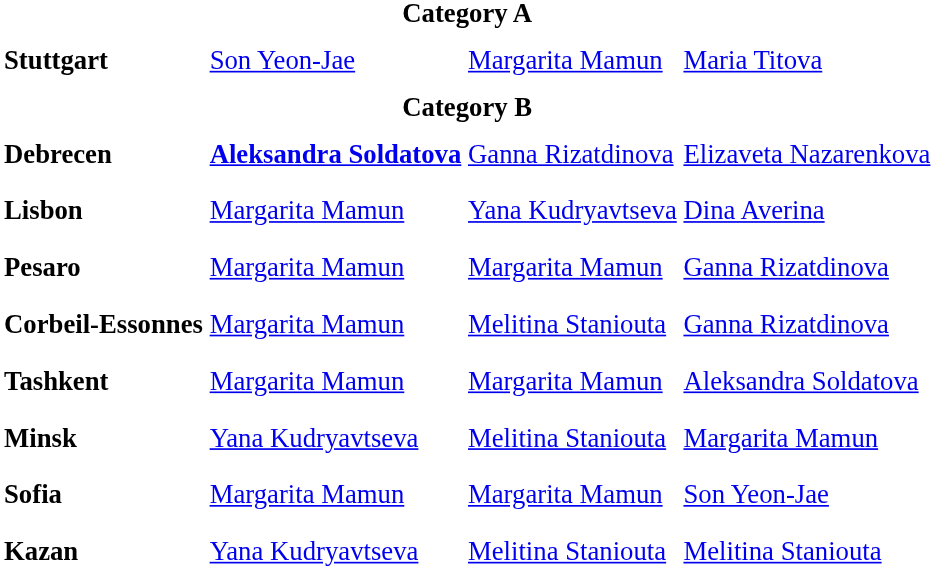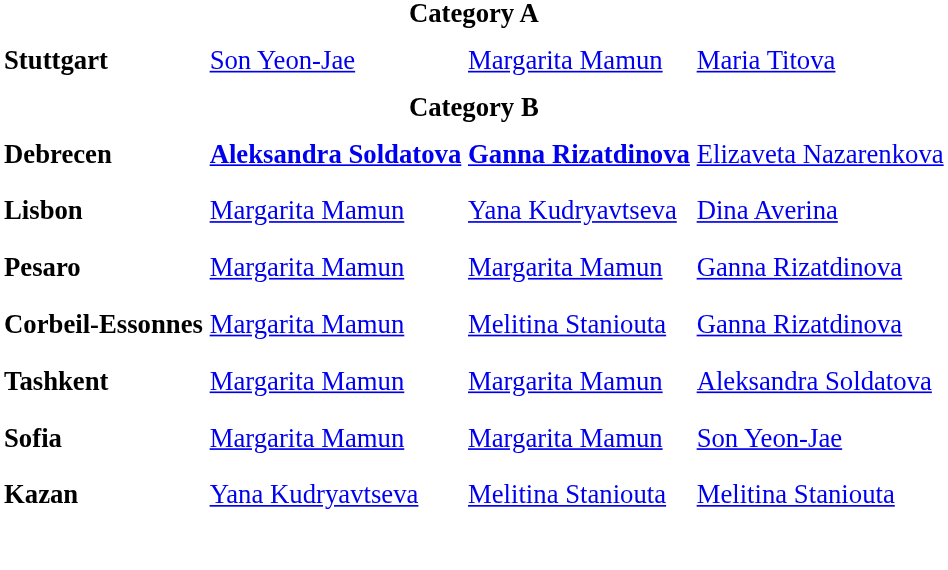(571, 153) normal -> (579, 153) bold
- row: (40, 437)
